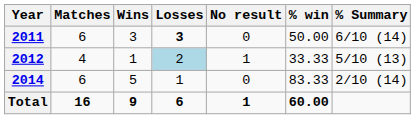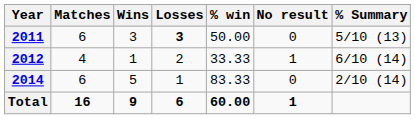columns swapped: (246, 15) <-> (309, 15)
(371, 37) 6/10 (14) -> (371, 37) 5/10 (13)
(180, 59) lightblue background -> (180, 59) no background
(371, 59) 5/10 (13) -> (371, 59) 6/10 (14)
